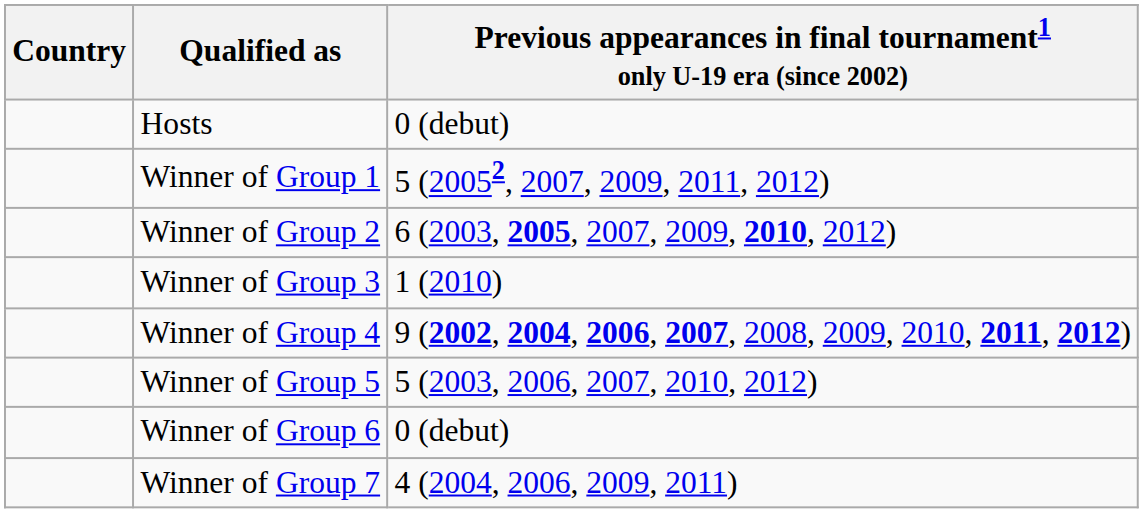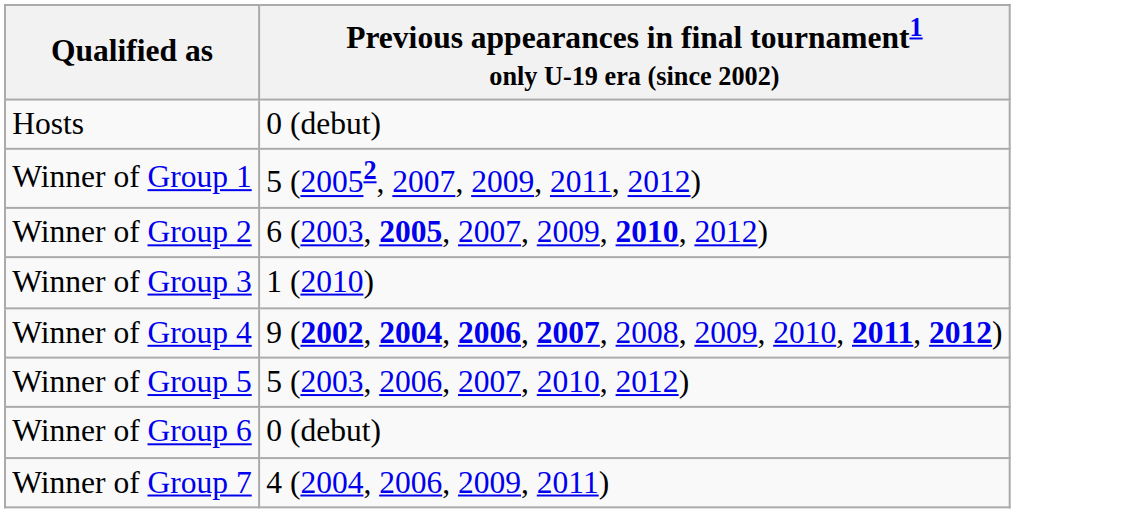- column: (69, 51)
